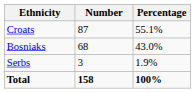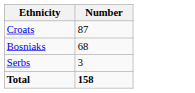- column: (162, 12)
